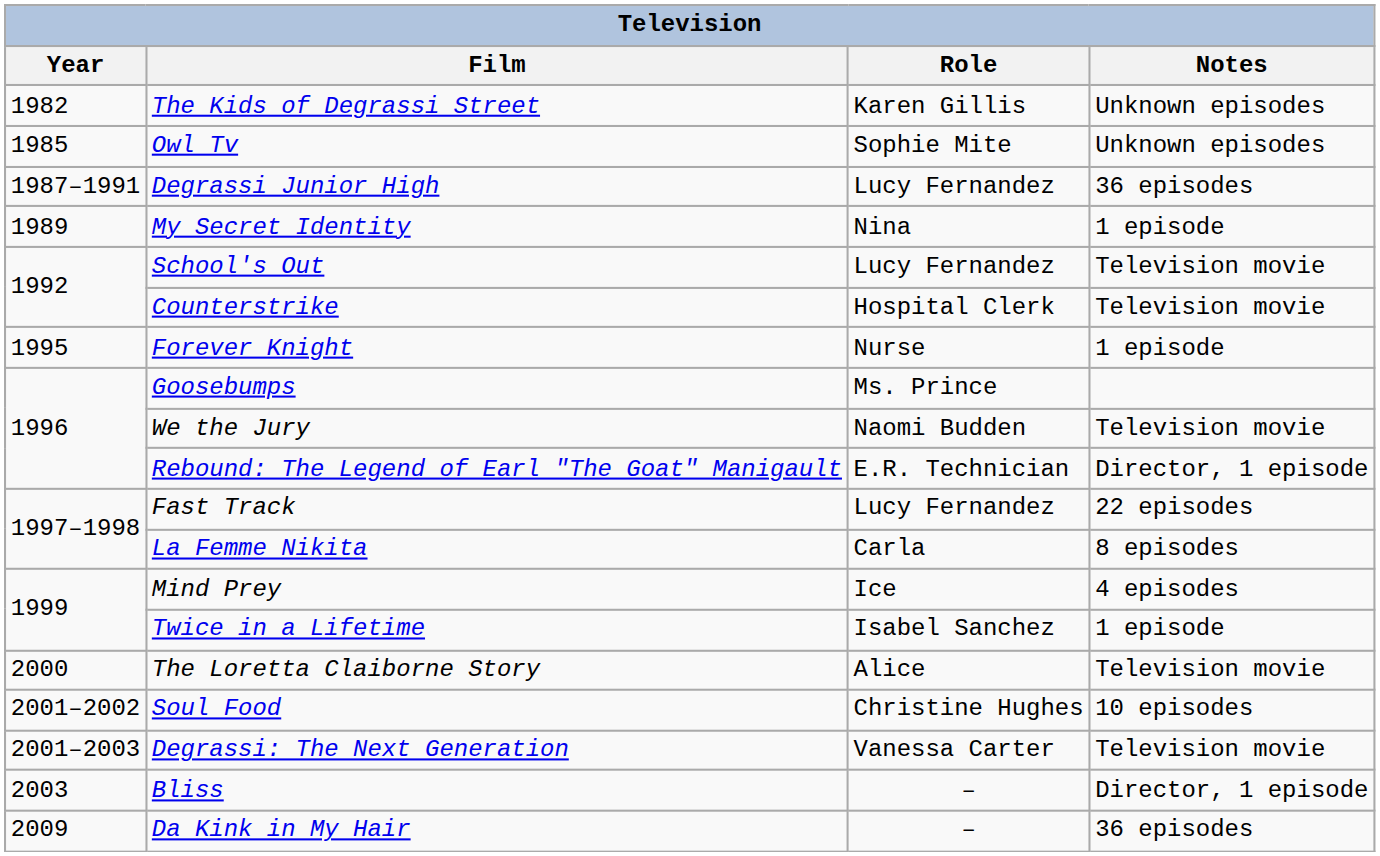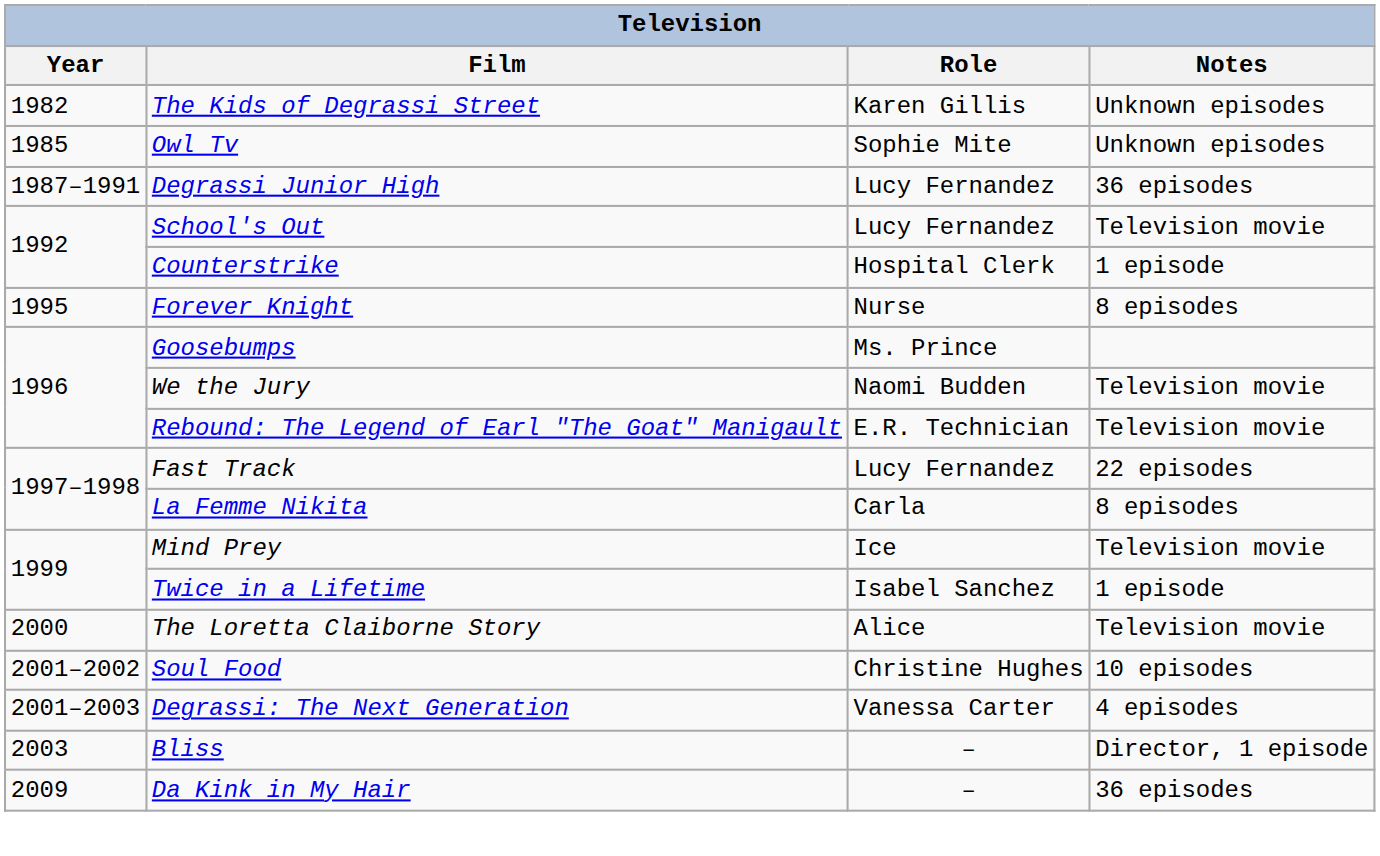- row: (281, 226)
(1210, 307) Television movie -> (1160, 267) 1 episode
(1160, 347) 1 episode -> (1167, 307) 8 episodes
(1232, 468) Director, 1 episode -> (1210, 428) Television movie
(1167, 589) 4 episodes -> (1210, 549) Television movie
(1210, 750) Television movie -> (1167, 710) 4 episodes
